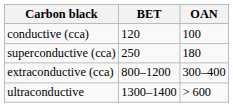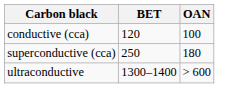- row: (60, 72)
